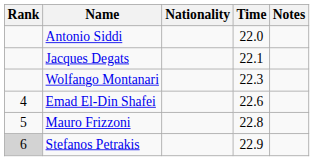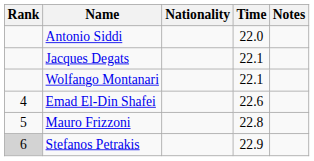(251, 79) 22.3 -> (251, 79) 22.1
